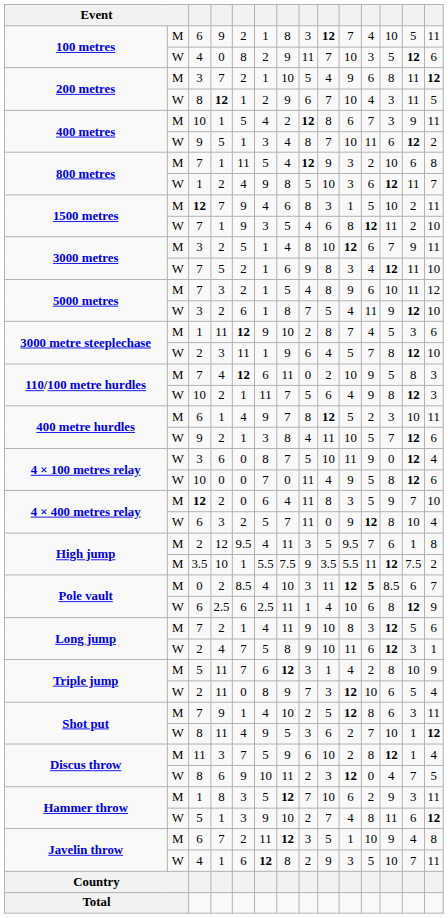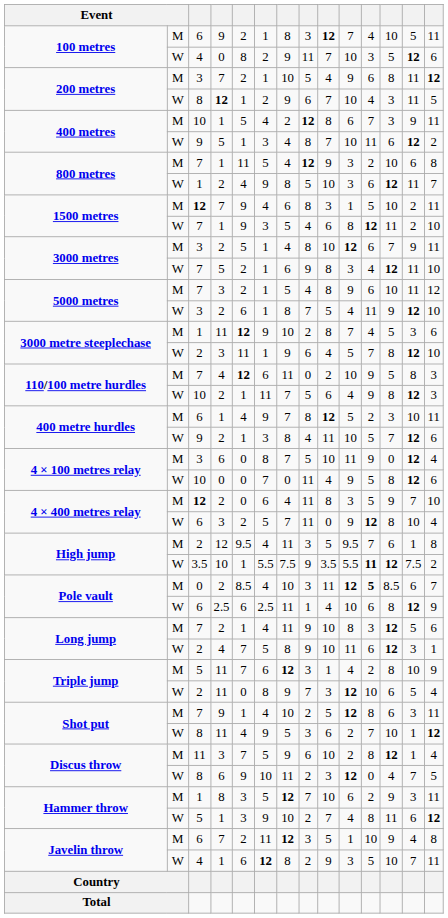(178, 459) W -> (178, 459) M
(178, 565) M -> (178, 565) W
(371, 565) normal -> (371, 565) bold
